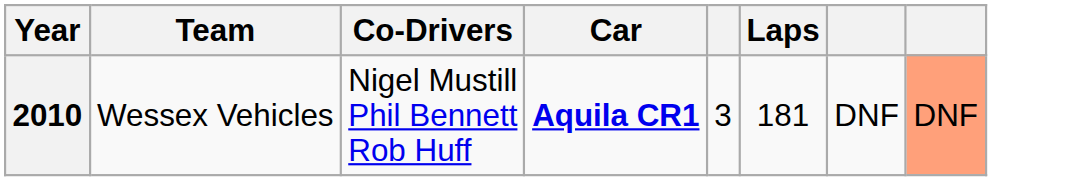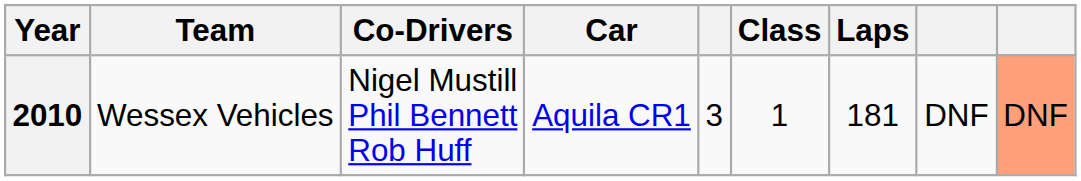+ column: (780, 30)
(616, 115) bold -> (611, 115) normal
